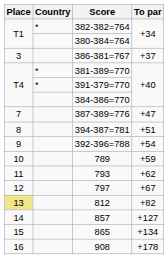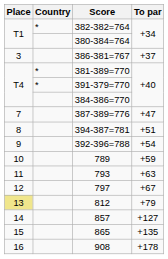(148, 173) +62 -> (148, 173) +63
(148, 203) +82 -> (148, 203) +79
(148, 232) +134 -> (148, 232) +135
